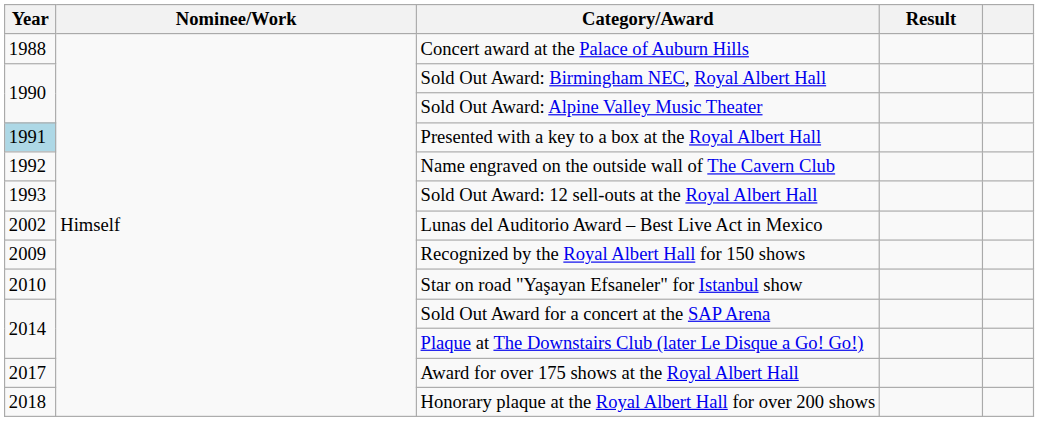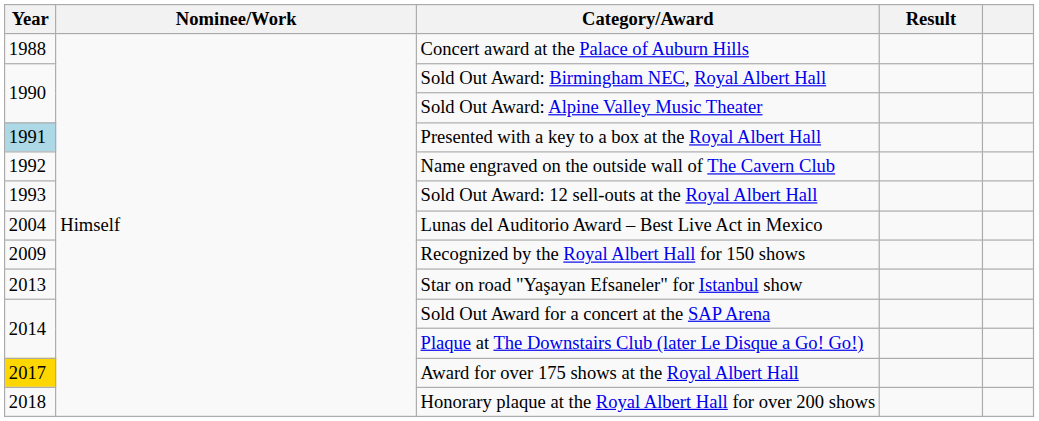(27, 225) 2002 -> (27, 225) 2004
(27, 284) 2010 -> (27, 284) 2013
(27, 372) no background -> (27, 372) gold background
